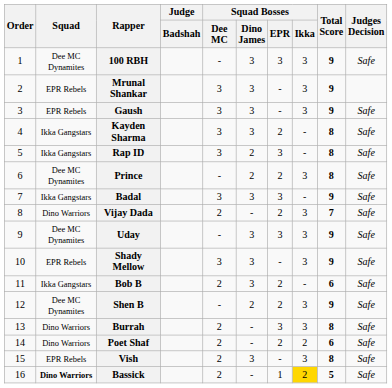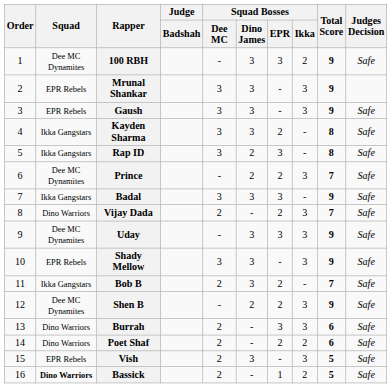(305, 61) 3 -> (305, 61) 2
(331, 175) 8 -> (331, 175) 7
(331, 283) 6 -> (331, 283) 7
(331, 327) 8 -> (331, 327) 6
(331, 358) 8 -> (331, 358) 5
(305, 374) gold background -> (305, 374) no background
